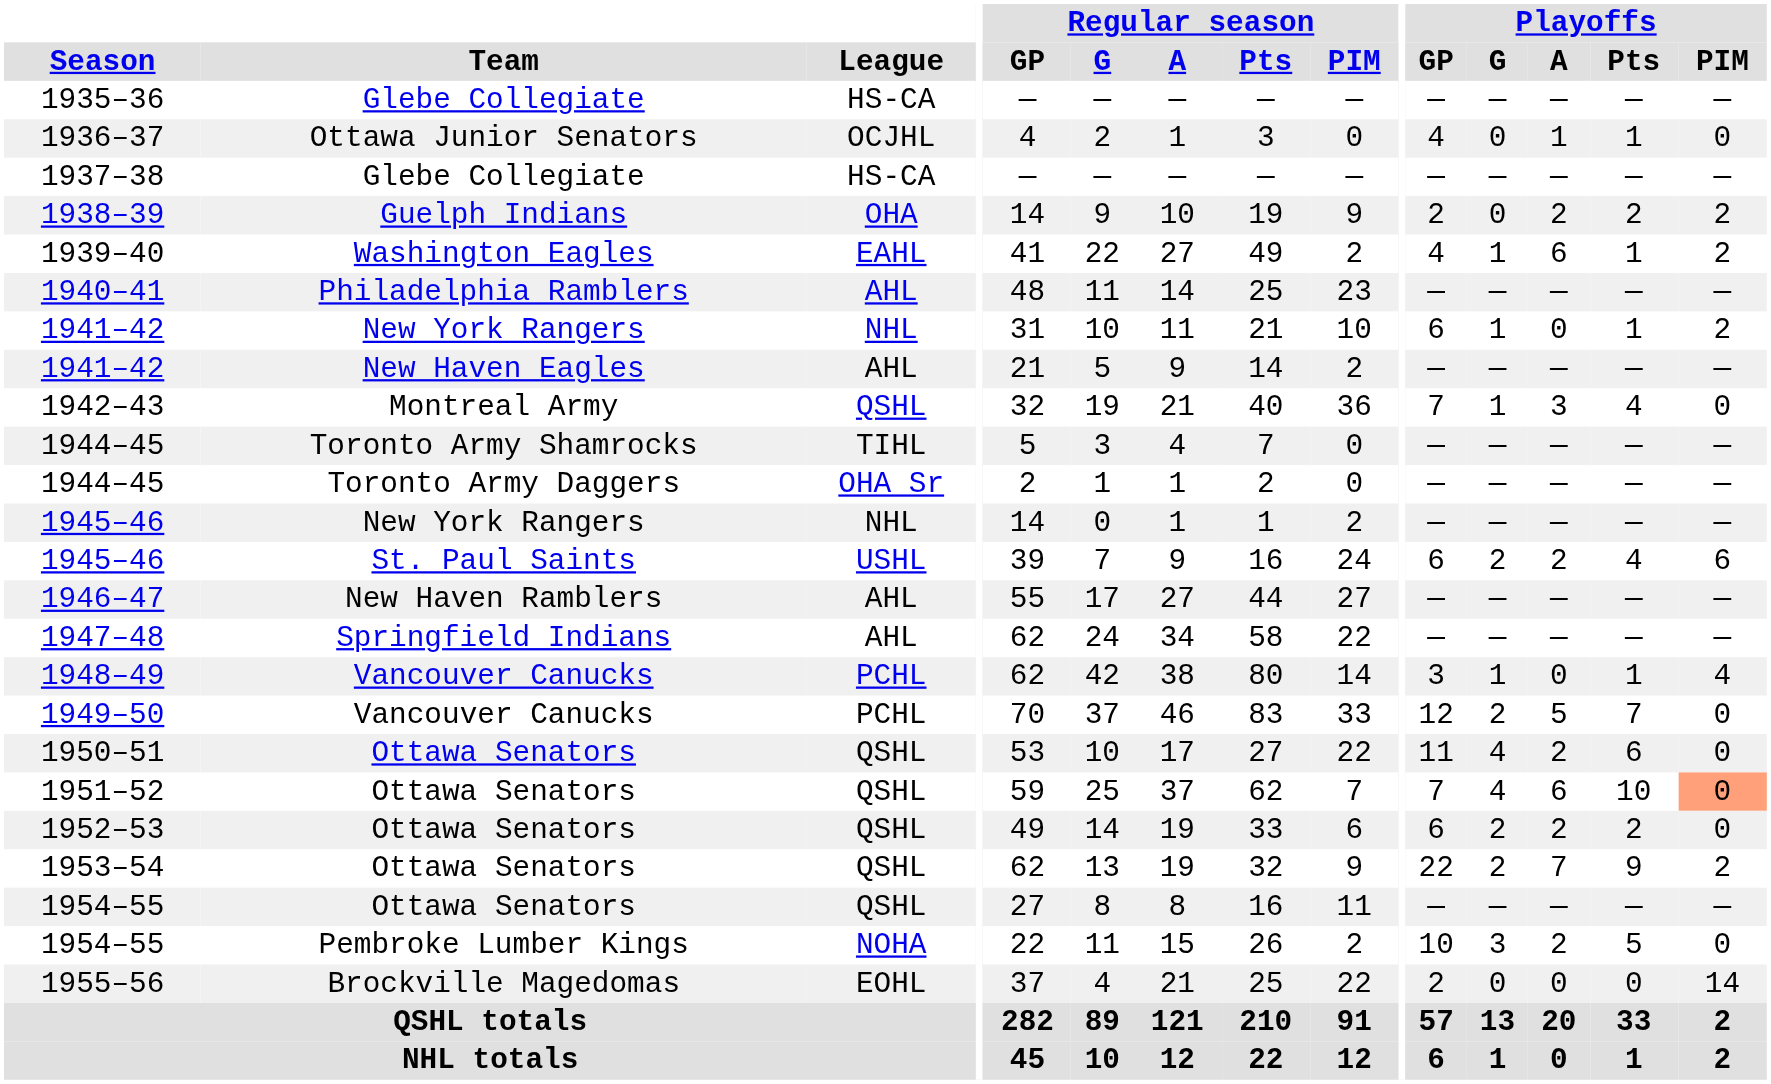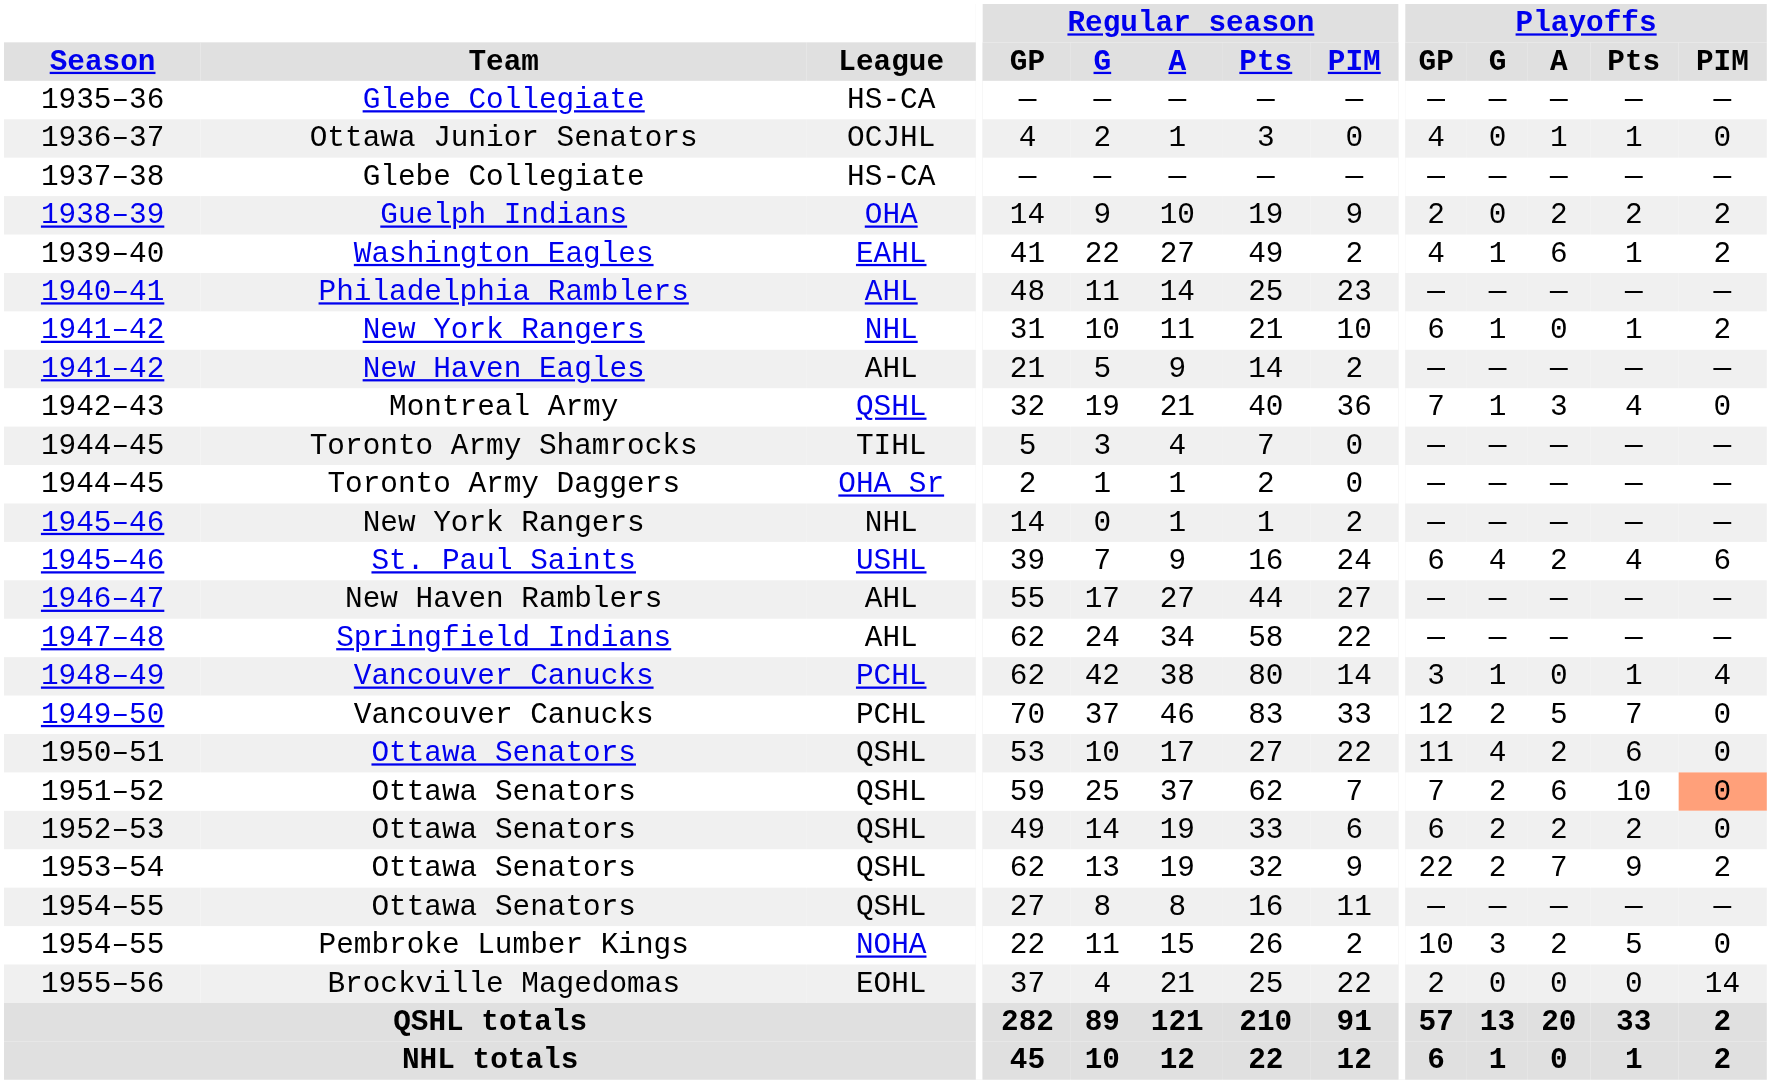(1497, 561) 2 -> (1497, 561) 4
(1497, 792) 4 -> (1497, 792) 2
